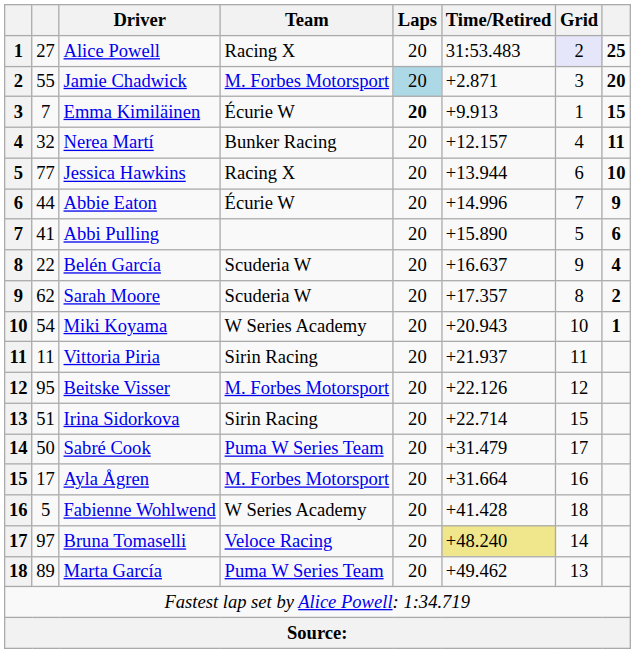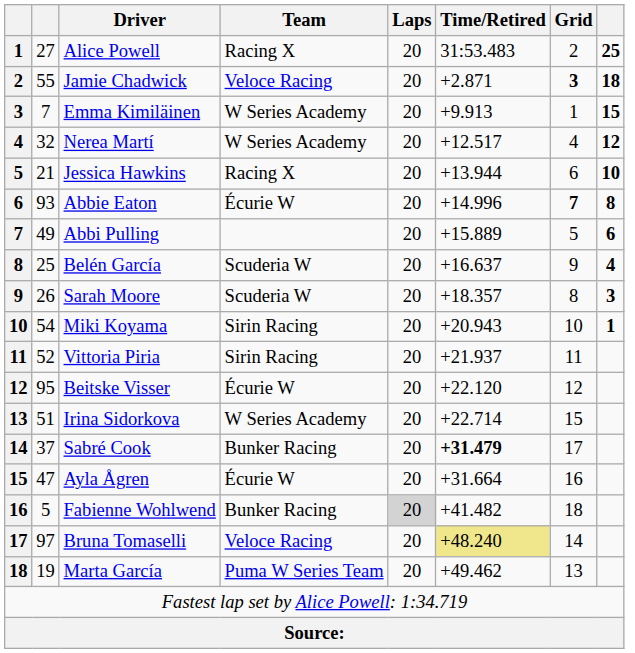(579, 50) lavender background -> (574, 50) no background
(307, 81) M. Forbes Motorsport -> (278, 81) Veloce Racing
(417, 81) lightblue background -> (412, 81) no background
(579, 81) normal -> (574, 81) bold
(616, 81) 20 -> (611, 81) 18
(260, 112) Écurie W -> (296, 112) W Series Academy
(417, 112) bold -> (412, 112) normal
(281, 142) Bunker Racing -> (296, 142) W Series Academy
(476, 142) +12.157 -> (471, 142) +12.517
(616, 142) 11 -> (611, 142) 12
(46, 173) 77 -> (46, 173) 21
(46, 204) 44 -> (46, 204) 93
(579, 204) normal -> (574, 204) bold
(616, 204) 9 -> (611, 204) 8
(46, 234) 41 -> (46, 234) 49
(476, 234) +15.890 -> (471, 234) +15.889
(46, 265) 22 -> (46, 265) 25
(46, 295) 62 -> (46, 295) 26
(476, 295) +17.357 -> (471, 295) +18.357
(616, 295) 2 -> (611, 295) 3
(296, 326) W Series Academy -> (271, 326) Sirin Racing
(46, 357) 11 -> (46, 357) 52
(307, 387) M. Forbes Motorsport -> (260, 387) Écurie W
(476, 387) +22.126 -> (471, 387) +22.120
(271, 418) Sirin Racing -> (296, 418) W Series Academy
(46, 449) 50 -> (46, 449) 37
(304, 449) Puma W Series Team -> (281, 449) Bunker Racing
(476, 449) normal -> (471, 449) bold
(46, 479) 17 -> (46, 479) 47
(307, 479) M. Forbes Motorsport -> (260, 479) Écurie W
(296, 510) W Series Academy -> (281, 510) Bunker Racing
(417, 510) no background -> (412, 510) lightgrey background
(476, 510) +41.428 -> (471, 510) +41.482
(46, 571) 89 -> (46, 571) 19
